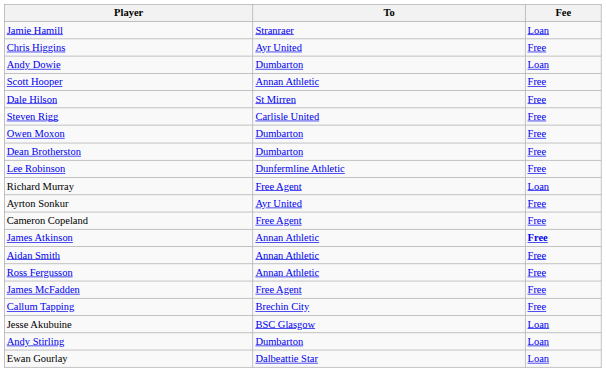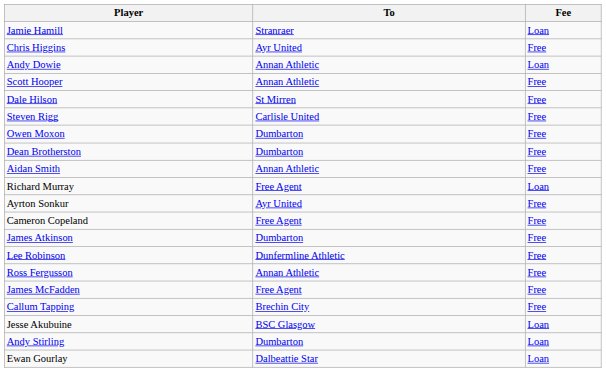(279, 65) Dumbarton -> (287, 65) Annan Athletic
rows swapped: (33, 255) <-> (36, 168)
(287, 238) Annan Athletic -> (279, 238) Dumbarton
(538, 238) bold -> (537, 238) normal
